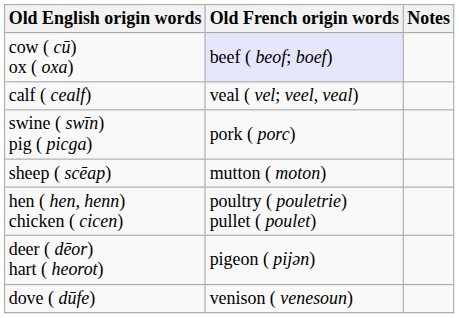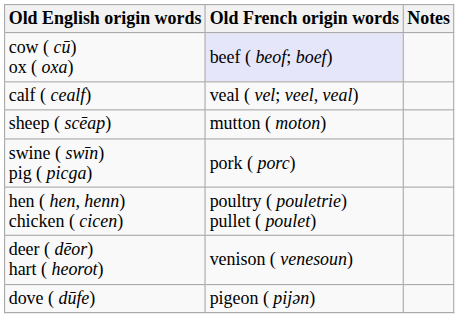rows swapped: (56, 134) <-> (60, 172)
(262, 259) pigeon ( pijən) -> (281, 259) venison ( venesoun)
(281, 298) venison ( venesoun) -> (262, 298) pigeon ( pijən)
